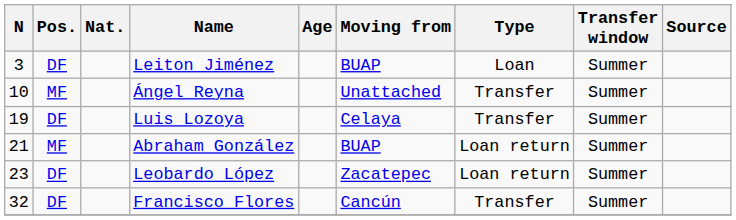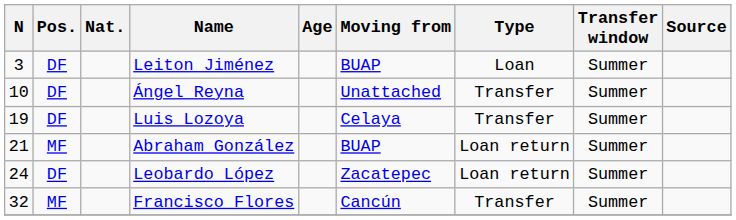(57, 92) MF -> (57, 92) DF
(19, 174) 23 -> (19, 174) 24
(57, 202) DF -> (57, 202) MF
